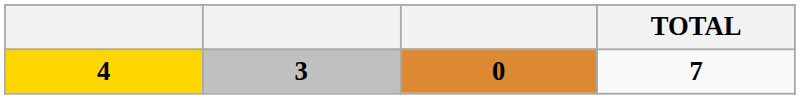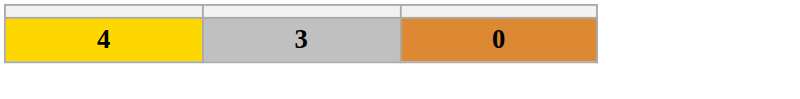- column: (696, 26)
